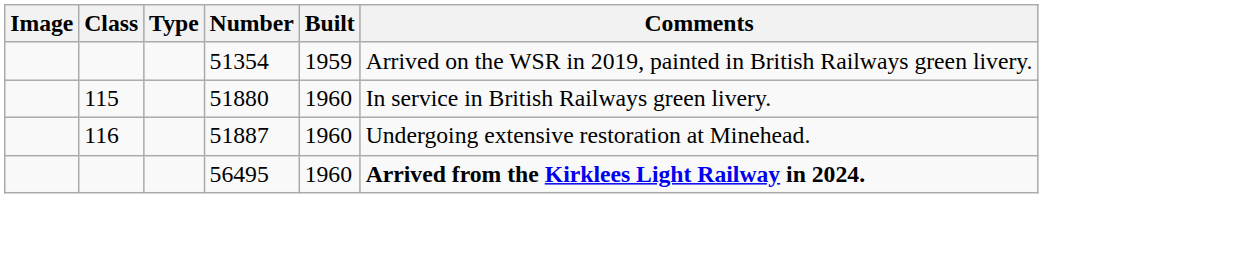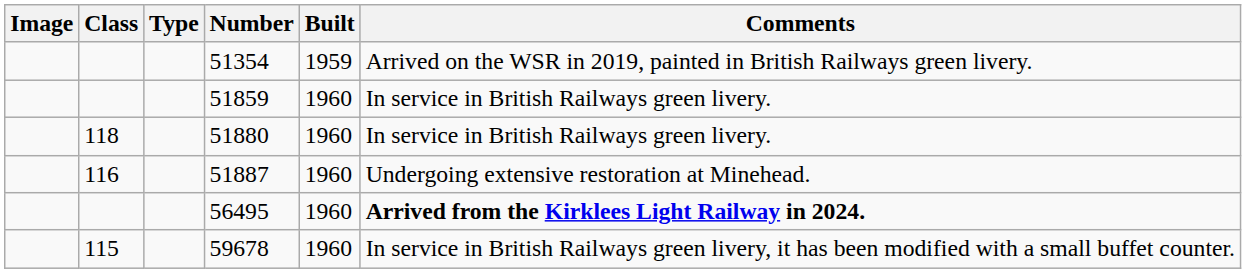+ row: (239, 98)
(102, 98) 115 -> (102, 135) 118
+ row: (239, 248)
